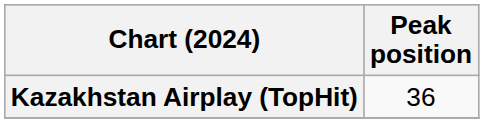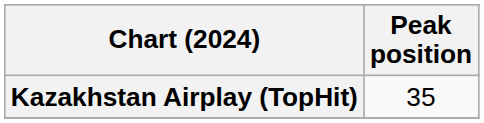(421, 96) 36 -> (421, 96) 35
